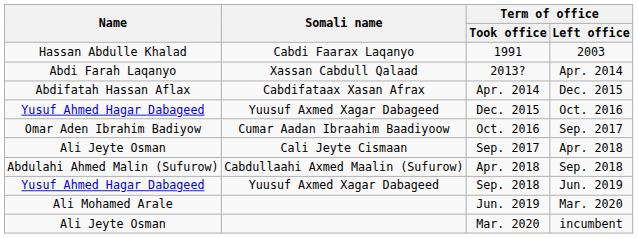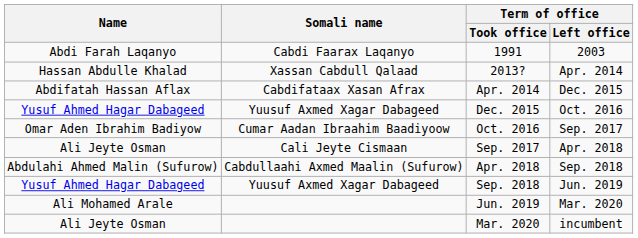(113, 52) Hassan Abdulle Khalad -> (113, 52) Abdi Farah Laqanyo
(113, 71) Abdi Farah Laqanyo -> (113, 71) Hassan Abdulle Khalad
